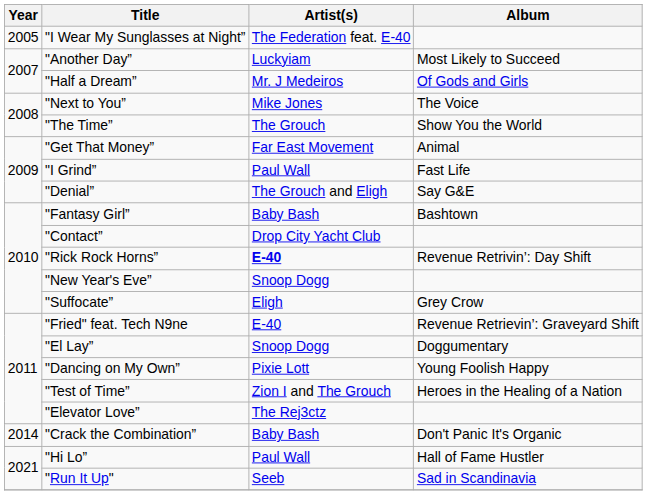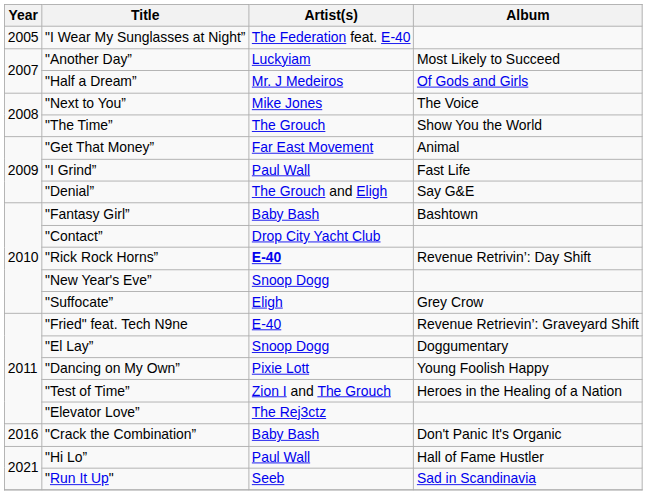(23, 434) 2014 -> (23, 434) 2016
